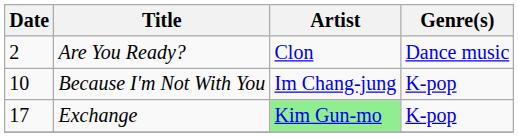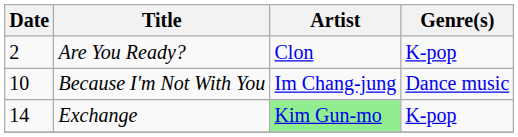(457, 52) Dance music -> (431, 52) K-pop
(431, 83) K-pop -> (457, 83) Dance music
(19, 115) 17 -> (19, 115) 14
